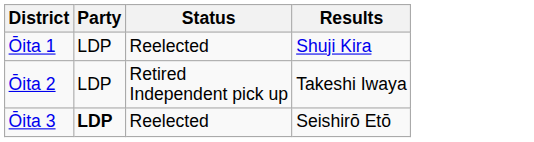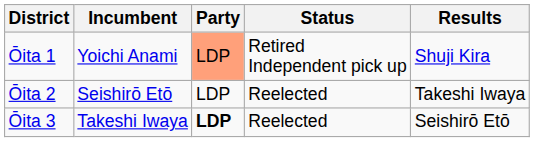+ column: (133, 18)
(94, 46) no background -> (213, 56) lightsalmon background
(169, 46) Reelected -> (327, 56) Retired Independent pick up
(209, 84) Retired Independent pick up -> (288, 94) Reelected
